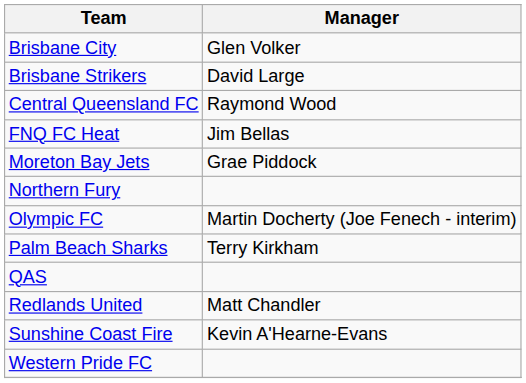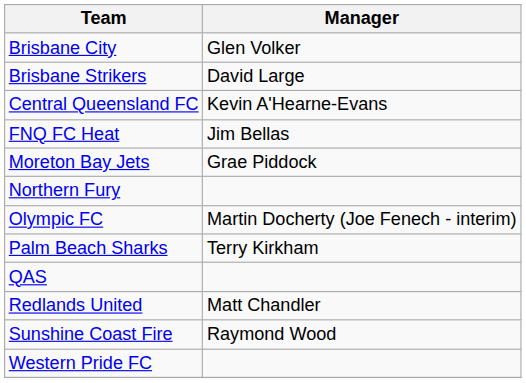(272, 104) Raymond Wood -> (297, 104) Kevin A'Hearne-Evans
(297, 334) Kevin A'Hearne-Evans -> (272, 334) Raymond Wood
